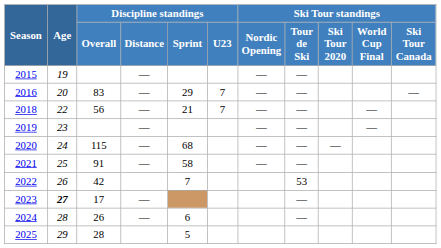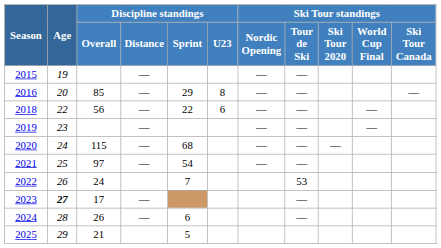(99, 92) 83 -> (99, 92) 85
(222, 92) 7 -> (222, 92) 8
(187, 110) 21 -> (187, 110) 22
(222, 110) 7 -> (222, 110) 6
(99, 163) 91 -> (99, 163) 97
(187, 163) 58 -> (187, 163) 54
(99, 181) 42 -> (99, 181) 24
(99, 234) 28 -> (99, 234) 21
